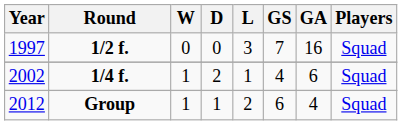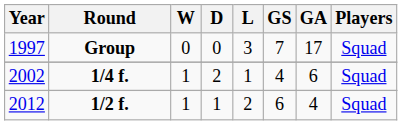(110, 47) 1/2 f. -> (110, 47) Group
(313, 47) 16 -> (313, 47) 17
(110, 104) Group -> (110, 104) 1/2 f.
